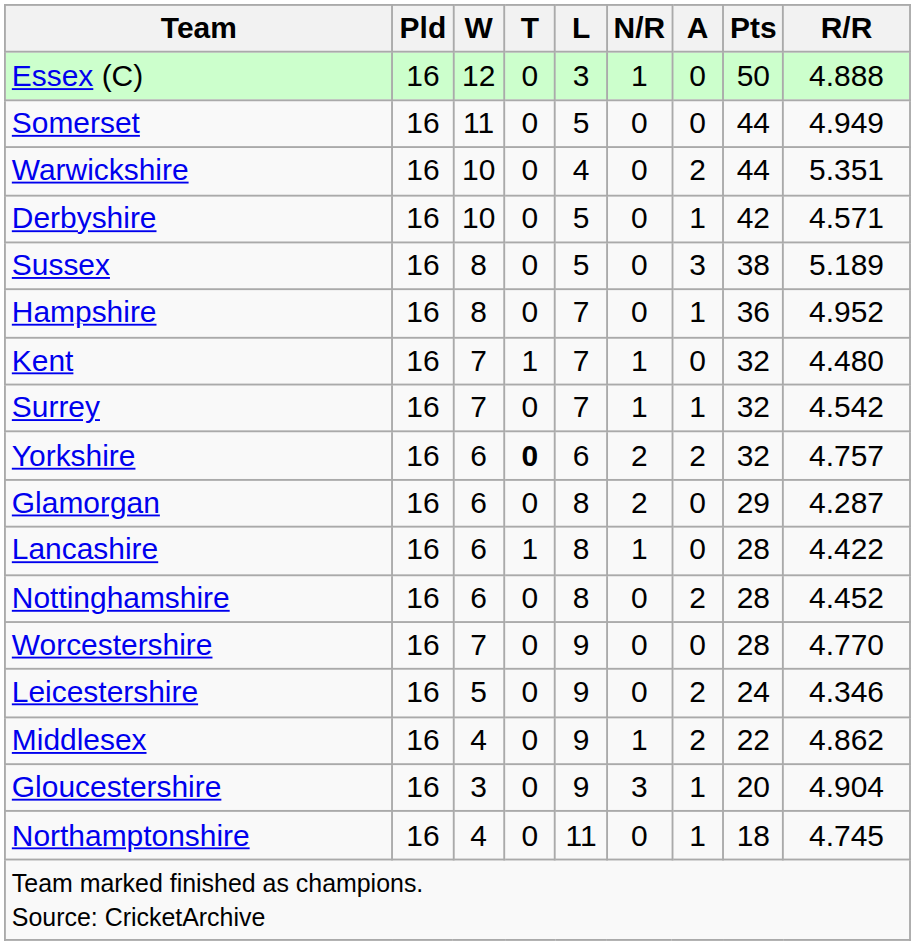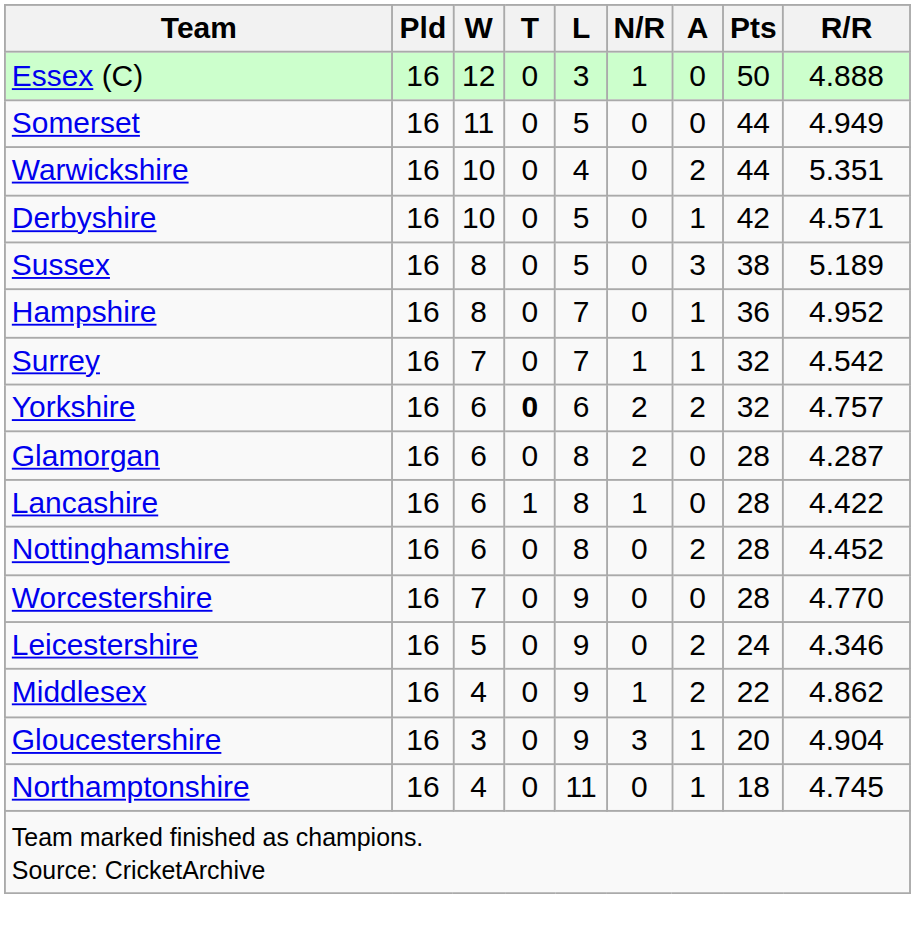- row: (43, 360)
(753, 502) 29 -> (753, 455) 28
